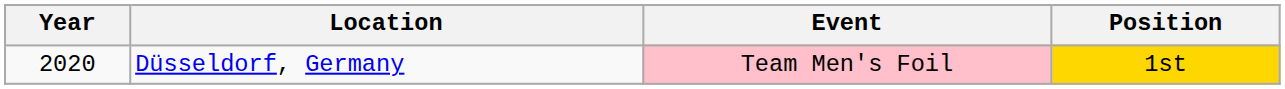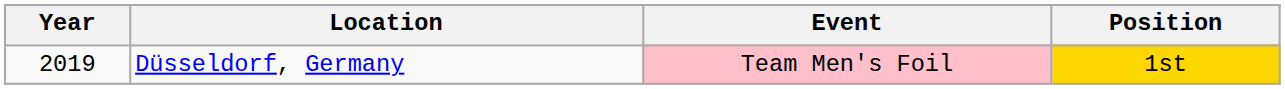(67, 64) 2020 -> (67, 64) 2019
